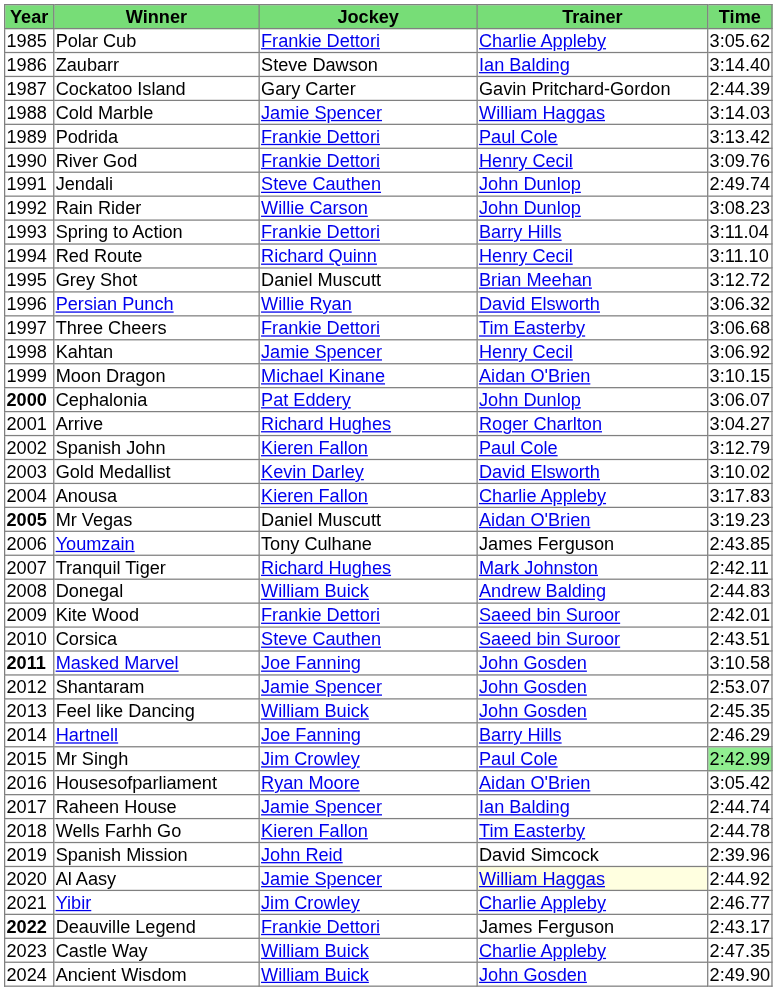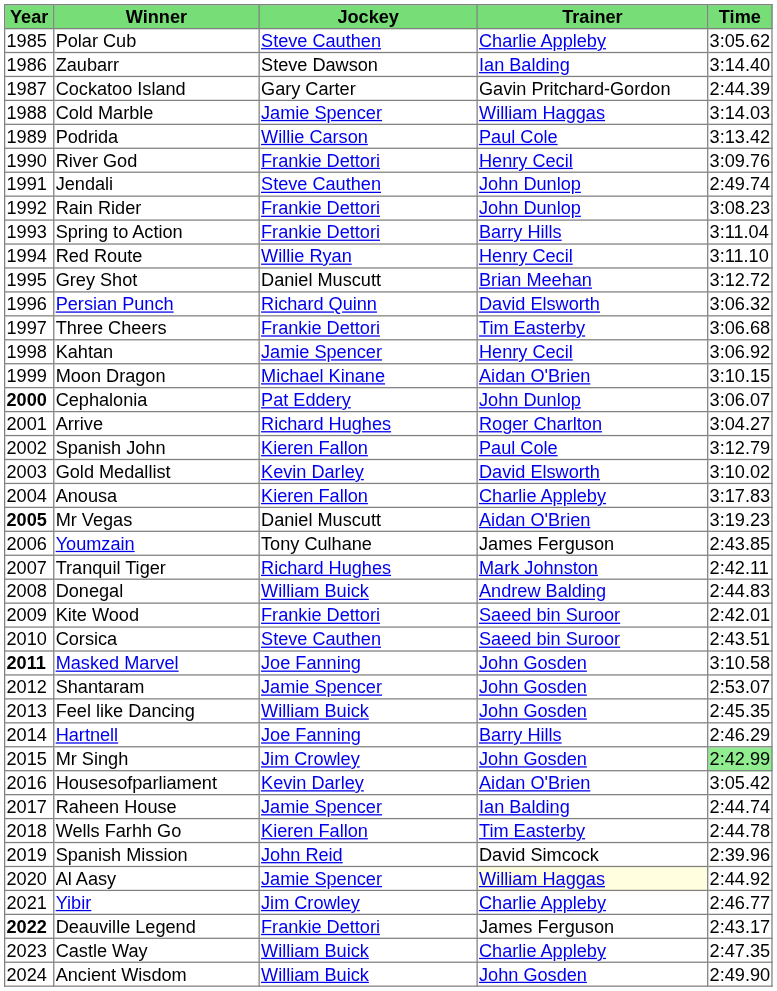(320, 41) Frankie Dettori -> (321, 41) Steve Cauthen
(320, 136) Frankie Dettori -> (314, 136) Willie Carson
(314, 208) Willie Carson -> (320, 208) Frankie Dettori
(319, 256) Richard Quinn -> (306, 256) Willie Ryan
(306, 304) Willie Ryan -> (319, 304) Richard Quinn
(518, 759) Paul Cole -> (533, 759) John Gosden
(310, 783) Ryan Moore -> (312, 783) Kevin Darley
